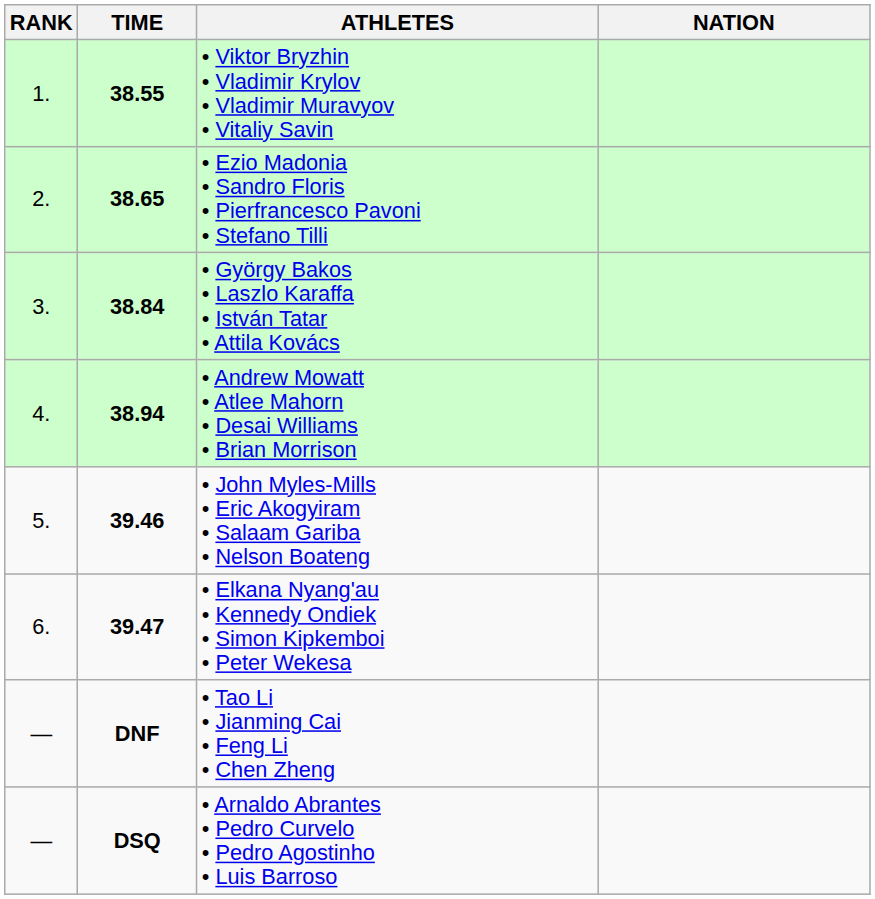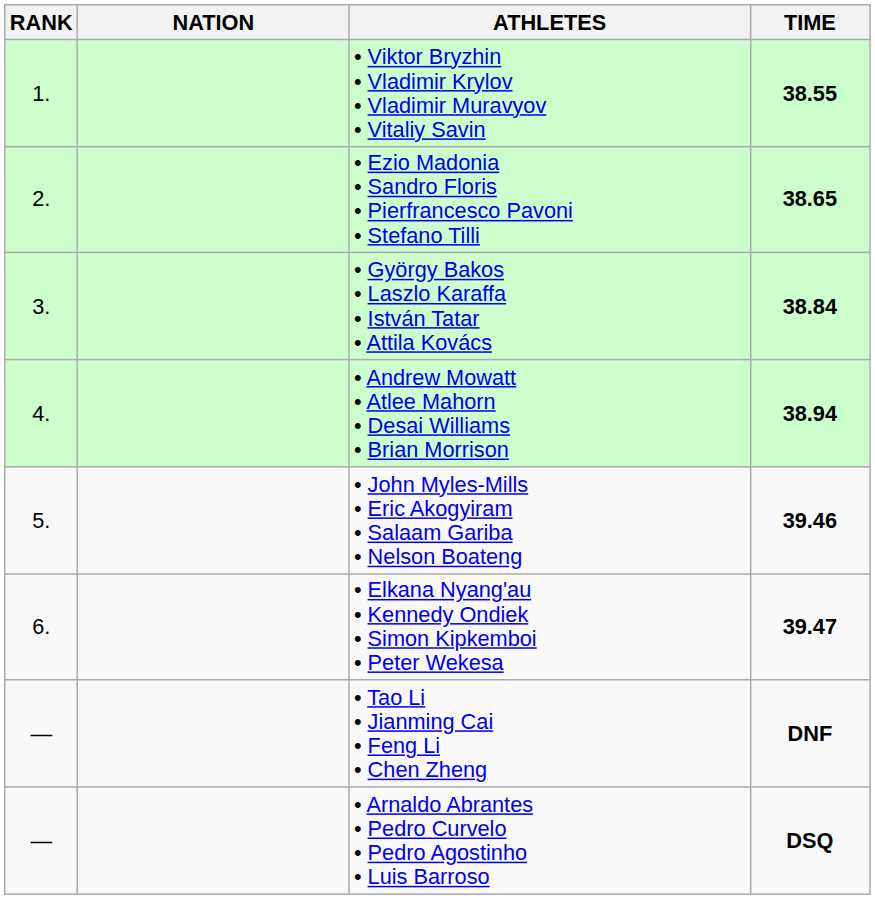columns swapped: (734, 22) <-> (137, 22)
